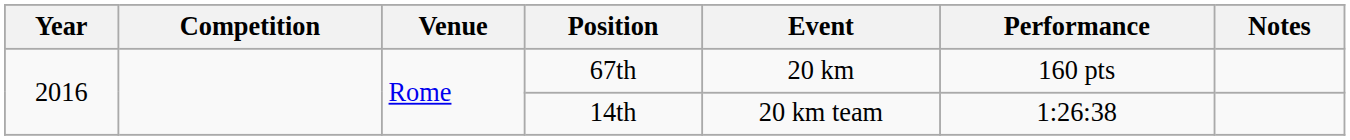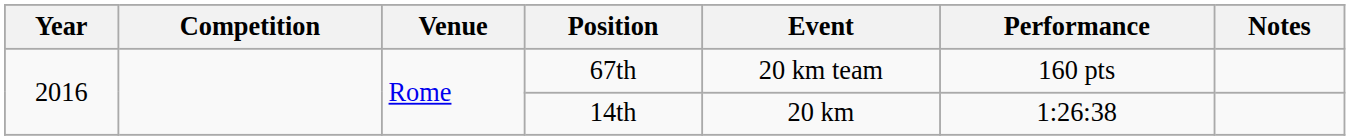(821, 70) 20 km -> (821, 70) 20 km team
(821, 113) 20 km team -> (821, 113) 20 km
